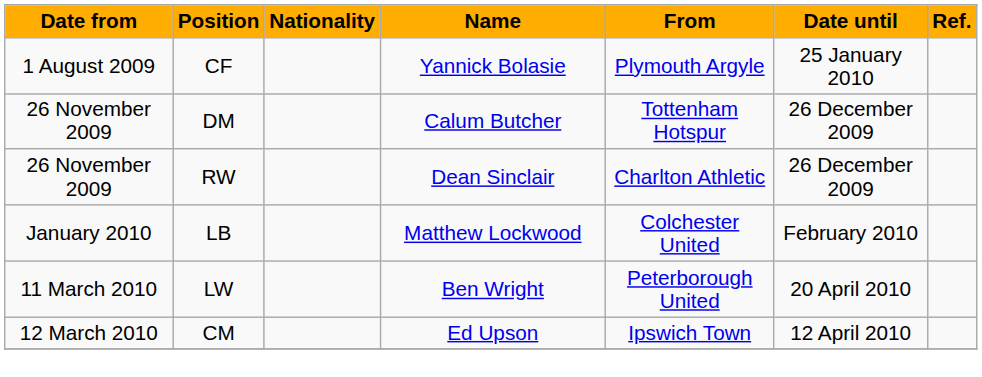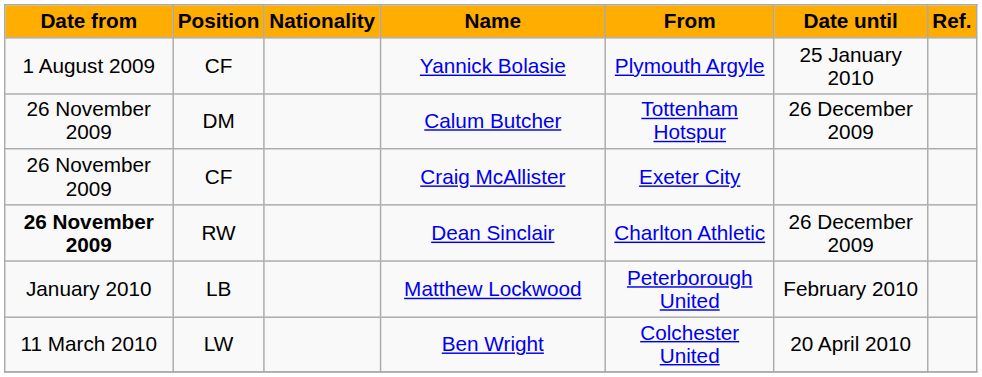+ row: (493, 177)
(89, 177) normal -> (89, 233) bold
(690, 233) Colchester United -> (690, 289) Peterborough United
(690, 289) Peterborough United -> (690, 345) Colchester United
- row: (493, 333)
